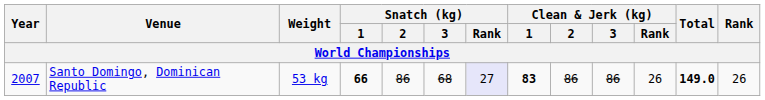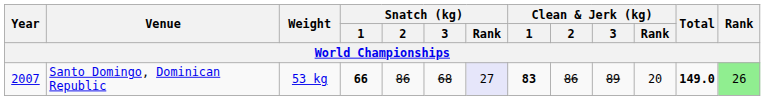(613, 79) 86 -> (613, 79) 89
(655, 79) 26 -> (655, 79) 20
(739, 79) no background -> (739, 79) lightgreen background
